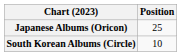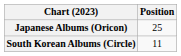(157, 43) 10 -> (157, 43) 11
